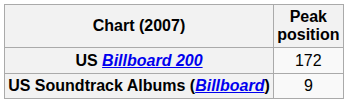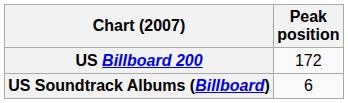(308, 85) 9 -> (308, 85) 6
